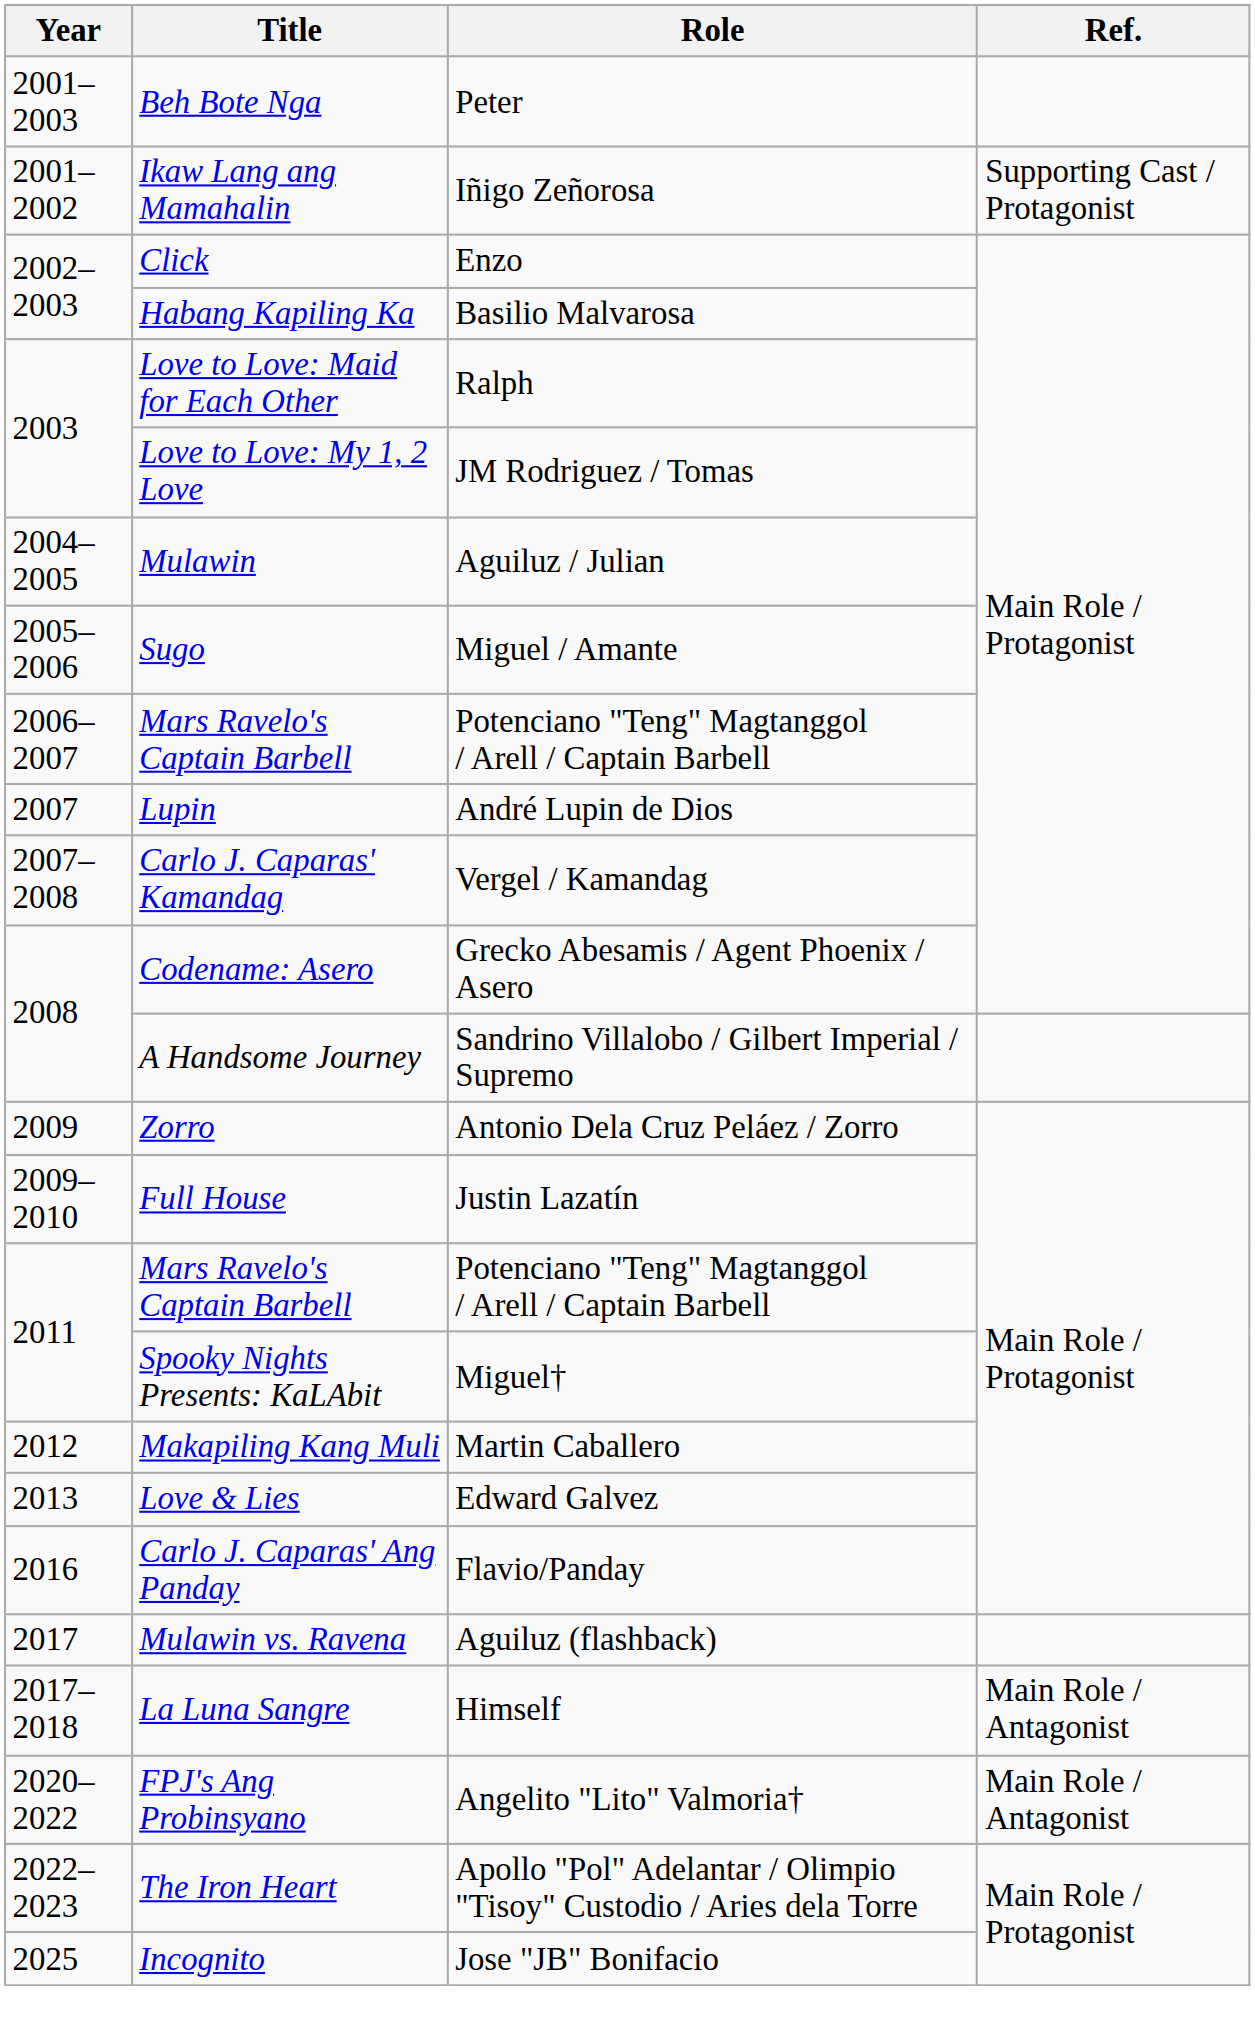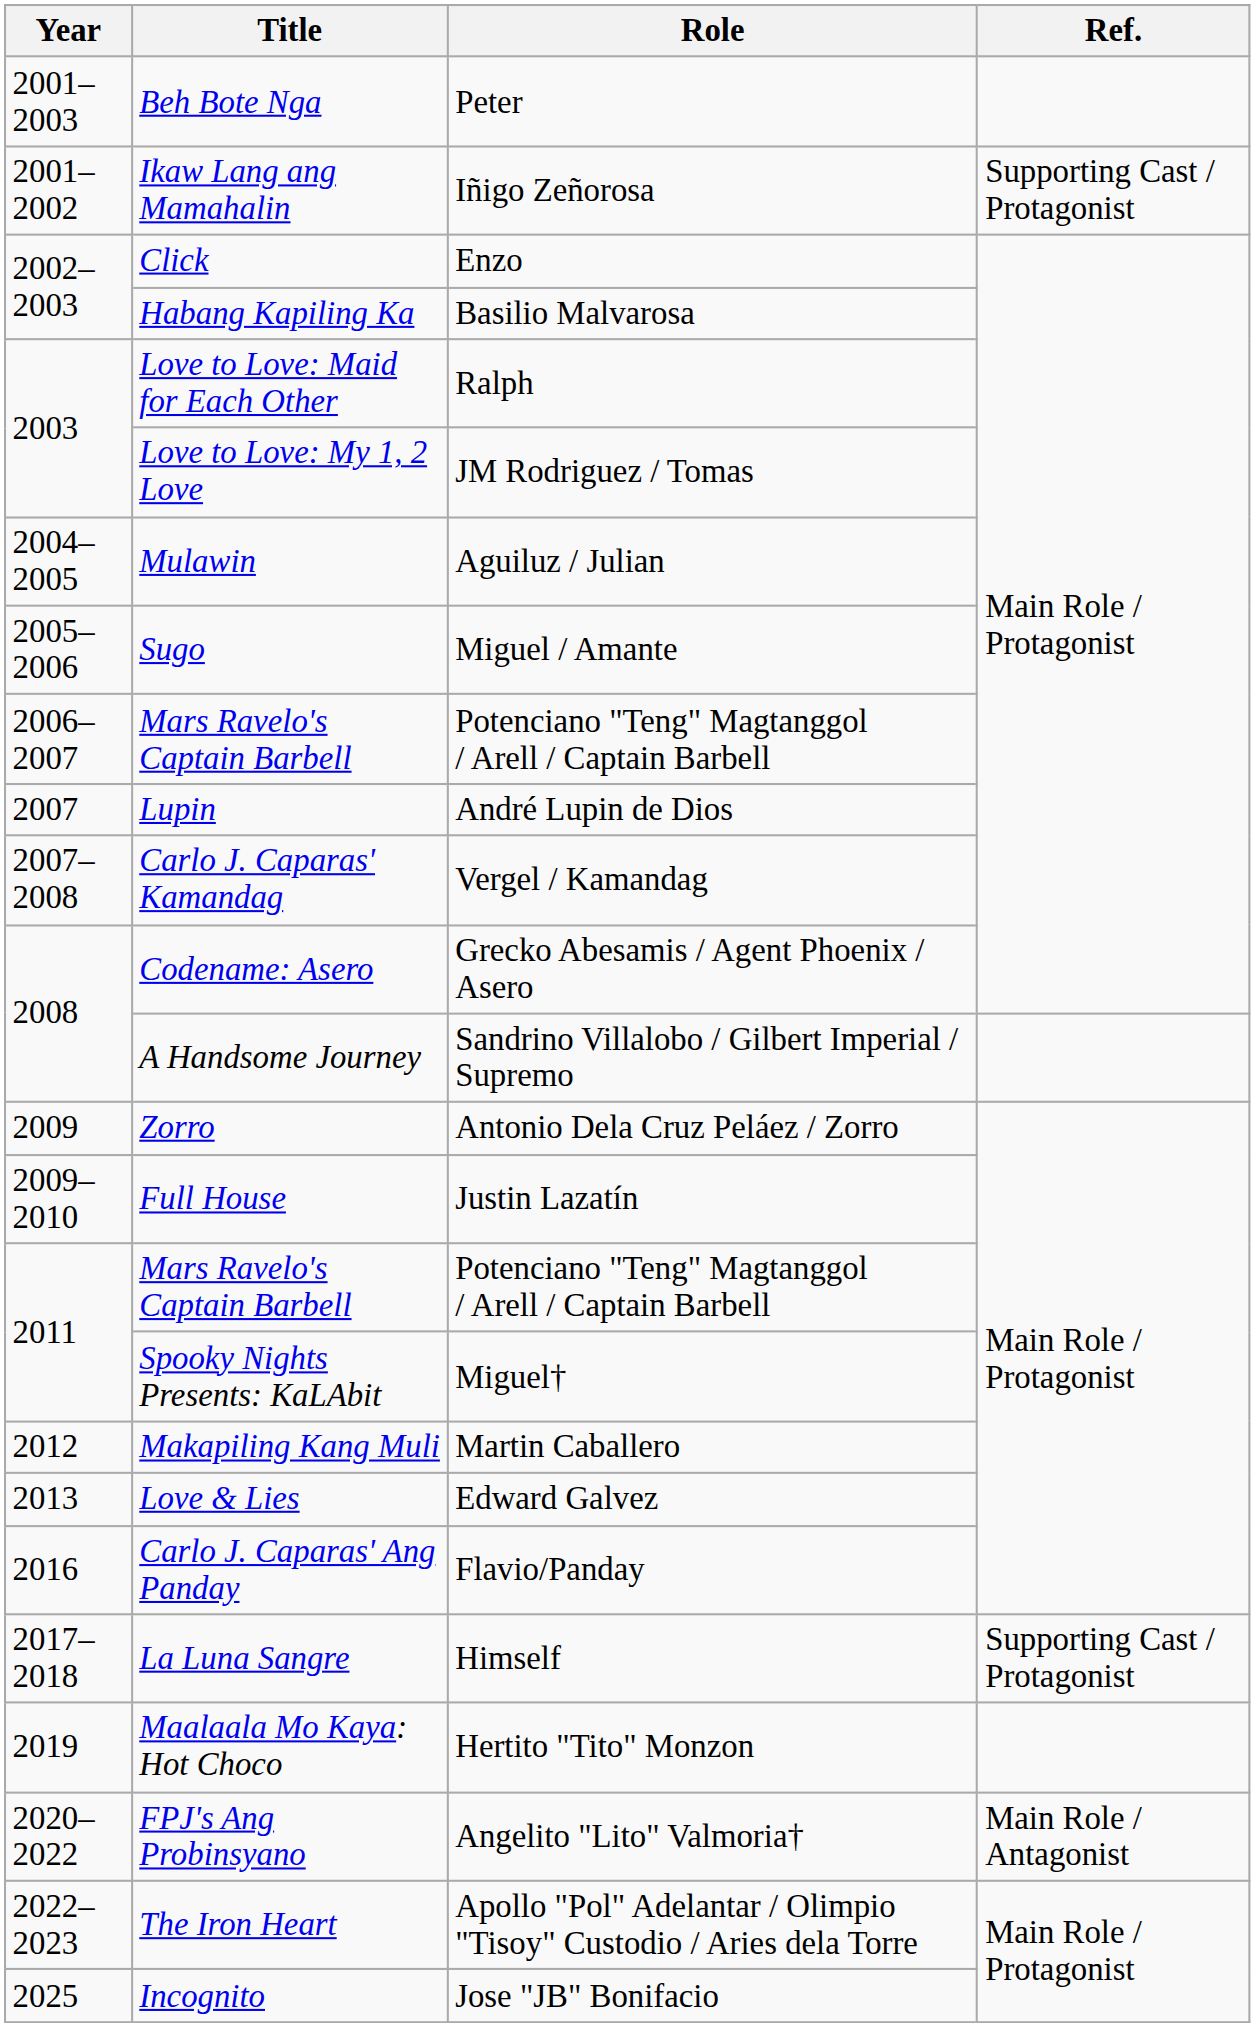- row: (45, 1639)
(1063, 1709) Main Role / Antagonist -> (1100, 1657) Supporting Cast / Protagonist
+ row: (45, 1746)
